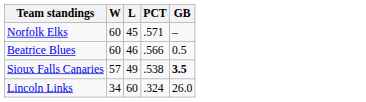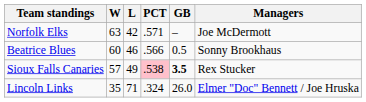+ column: (278, 13)
(115, 32) 60 -> (115, 32) 63
(132, 32) 45 -> (132, 32) 42
(153, 69) no background -> (153, 69) pink background
(115, 87) 34 -> (115, 87) 35
(132, 87) 60 -> (132, 87) 71
